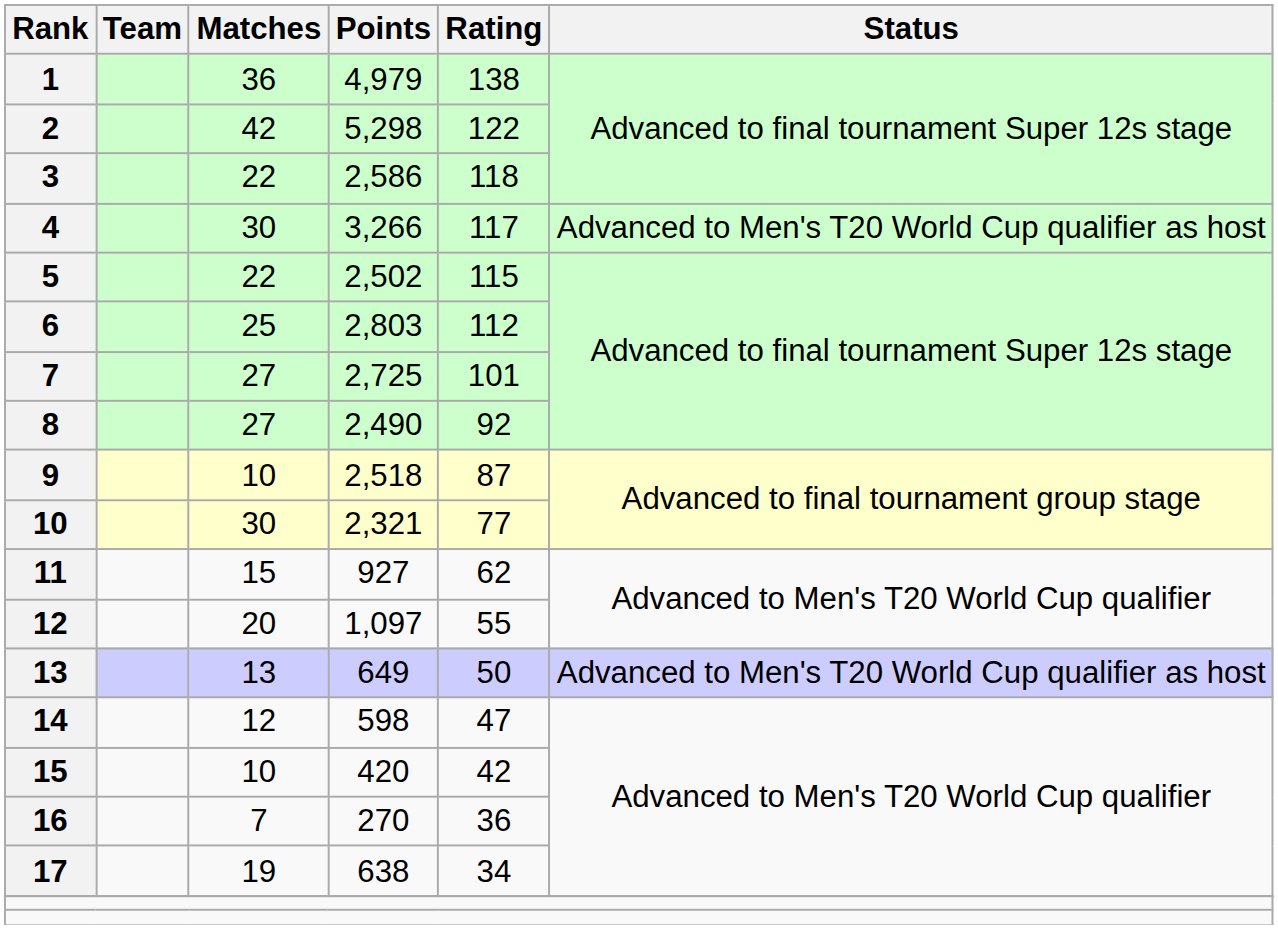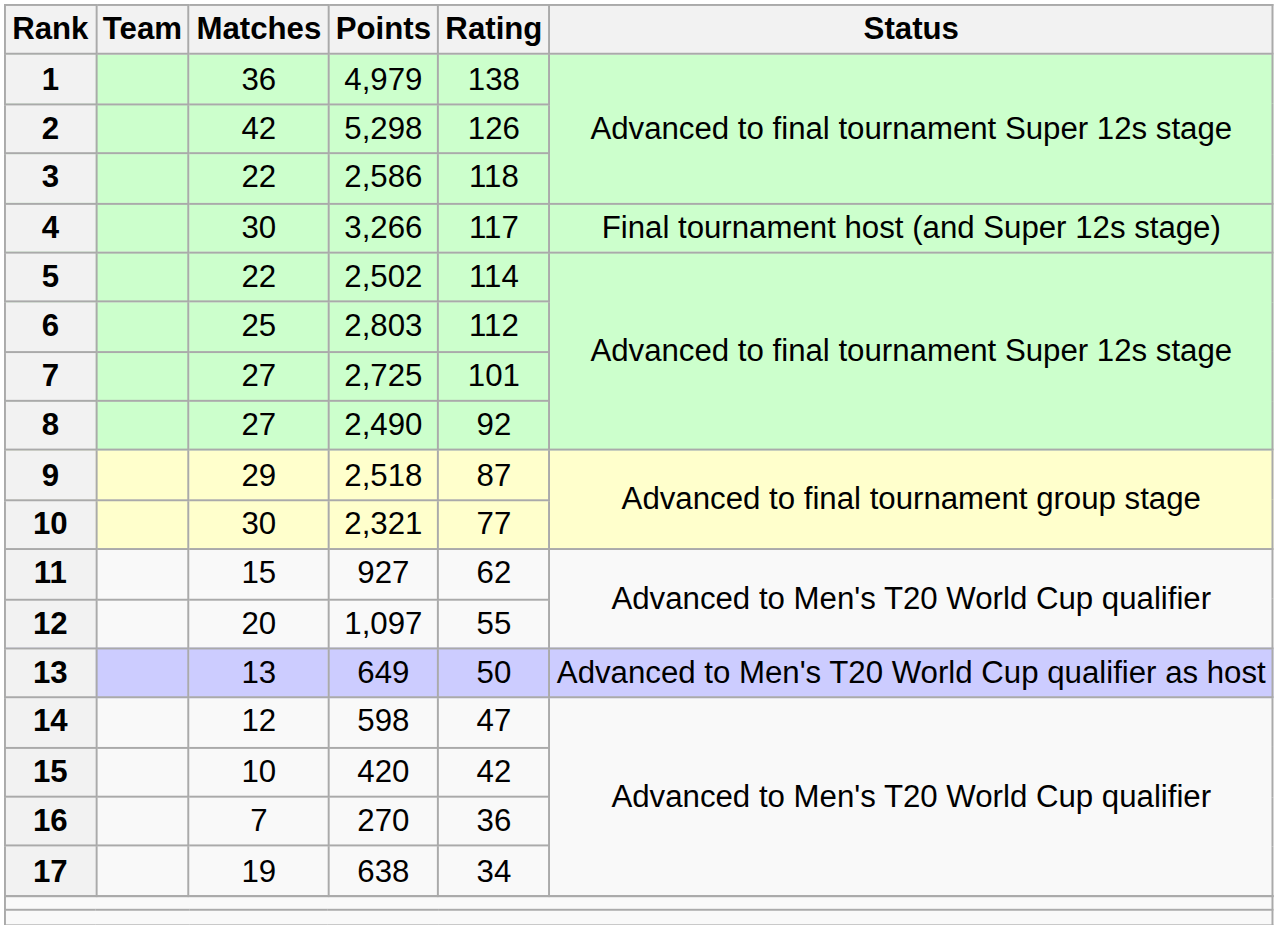(494, 128) 122 -> (494, 128) 126
(911, 227) Advanced to Men's T20 World Cup qualifier as host -> (911, 227) Final tournament host (and Super 12s stage)
(494, 276) 115 -> (494, 276) 114
(259, 474) 10 -> (259, 474) 29
